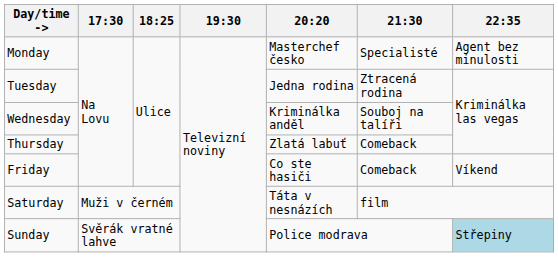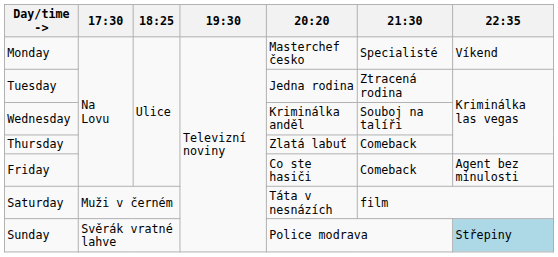(487, 53) Agent bez minulosti -> (477, 53) Víkend
(477, 170) Víkend -> (487, 170) Agent bez minulosti
